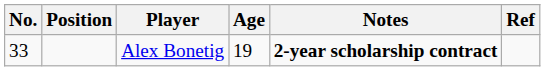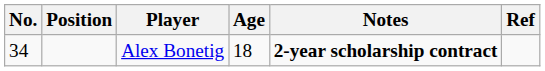(19, 50) 33 -> (19, 50) 34
(243, 50) 19 -> (243, 50) 18
